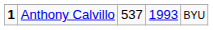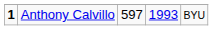(132, 14) 537 -> (132, 14) 597
